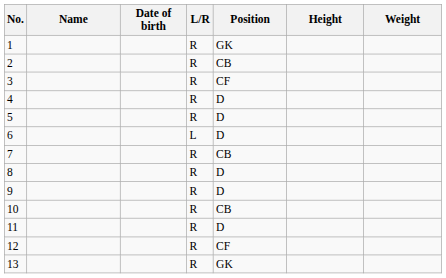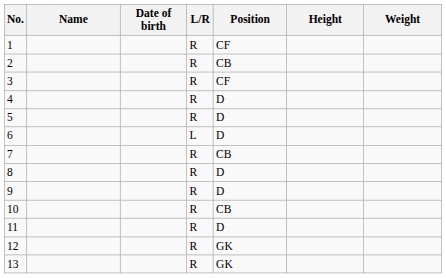(224, 44) GK -> (223, 44) CF
(223, 245) CF -> (224, 245) GK
